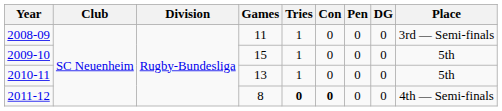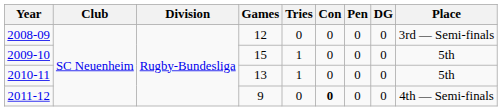(260, 34) 11 -> (260, 34) 12
(299, 34) 1 -> (299, 34) 0
(260, 95) 8 -> (260, 95) 9
(299, 95) bold -> (299, 95) normal
